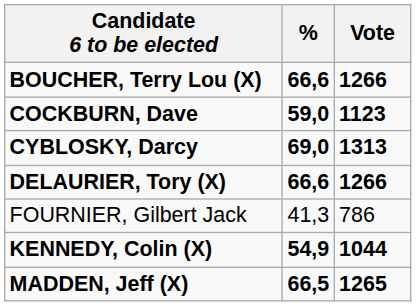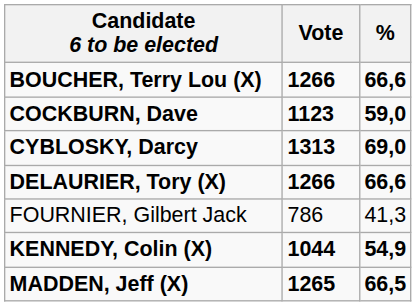columns swapped: (373, 33) <-> (308, 33)
